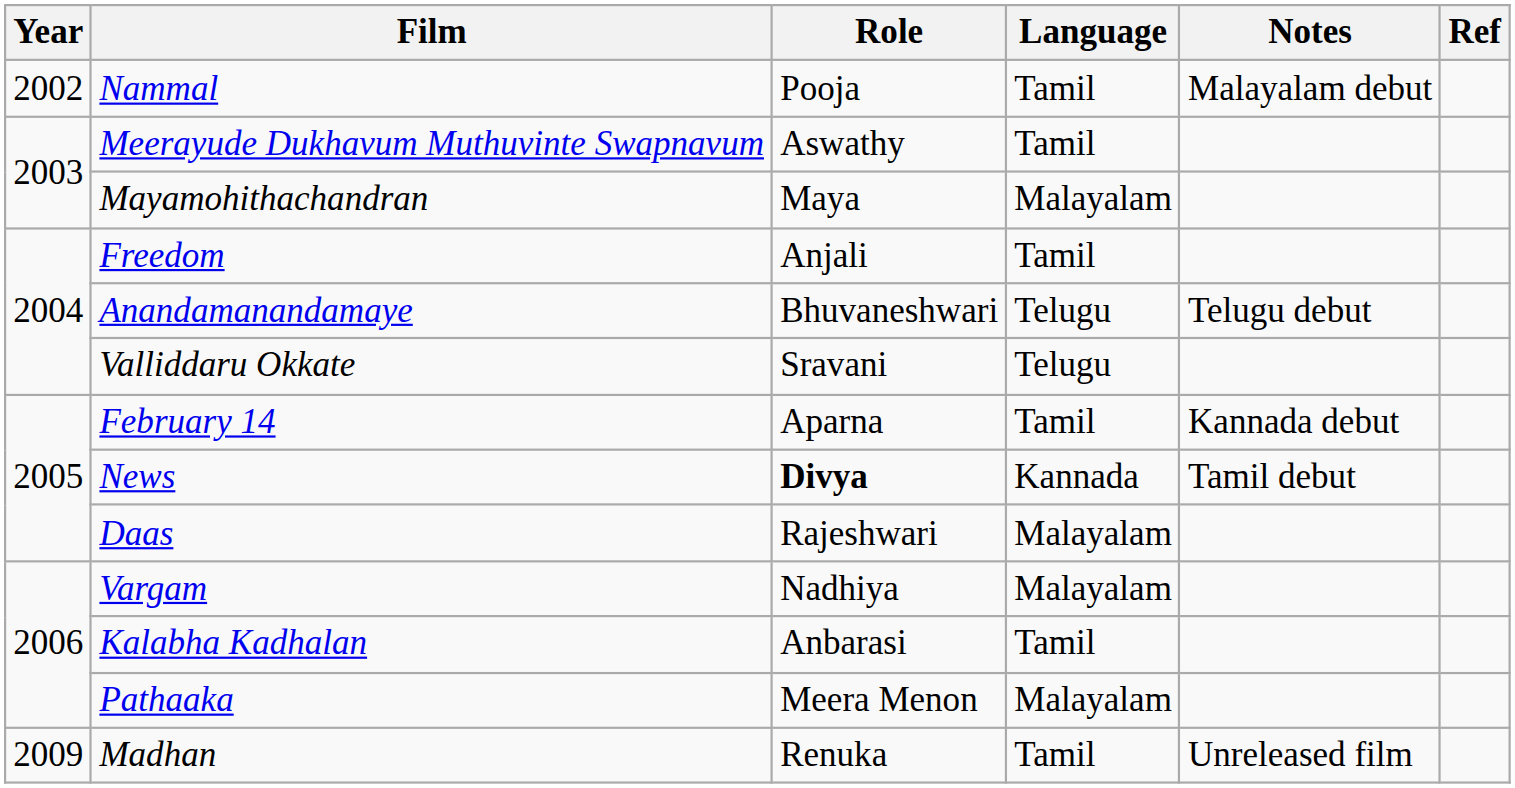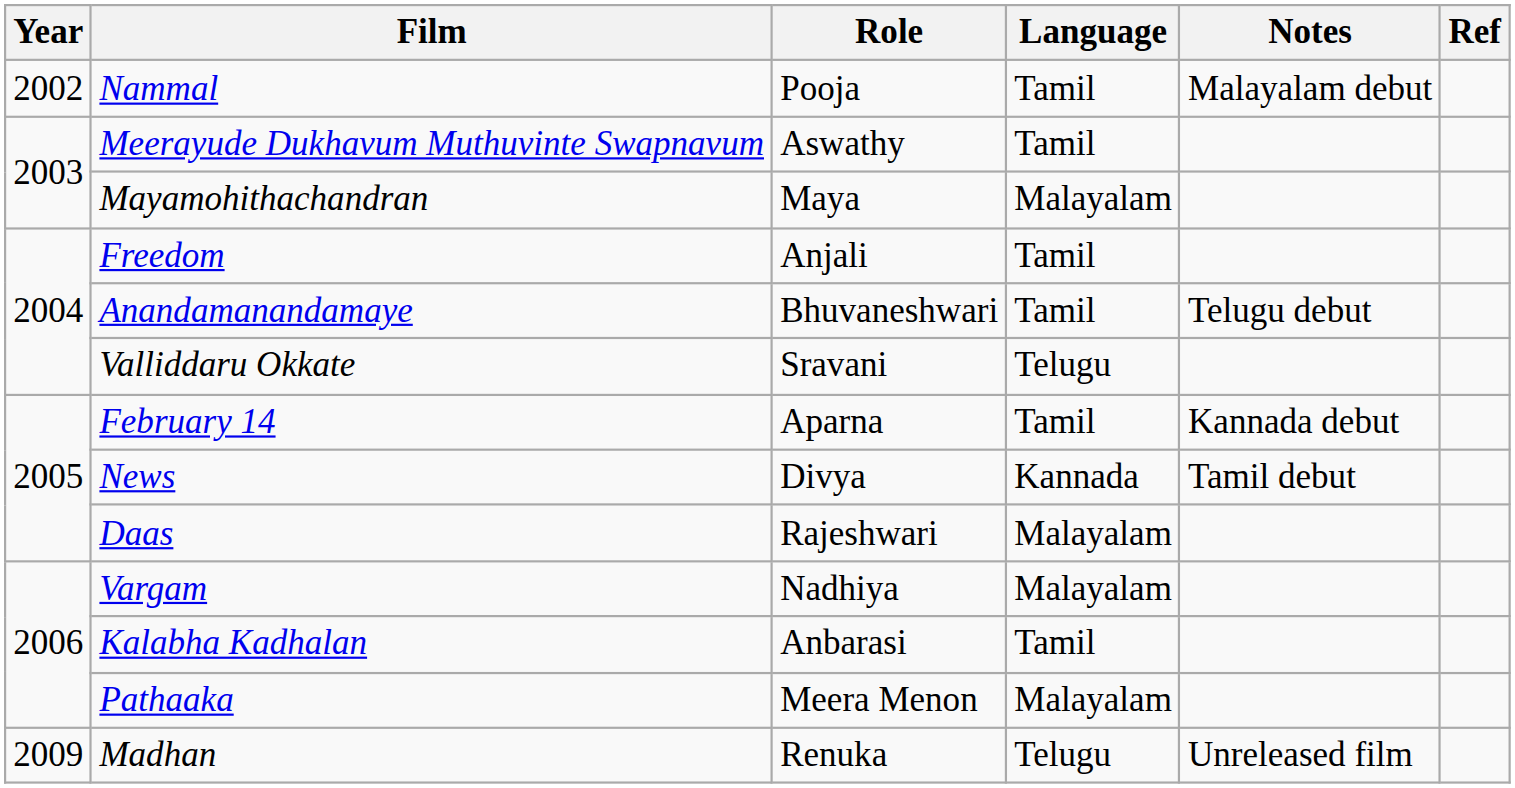(1063, 310) Telugu -> (1055, 310) Tamil
(824, 476) bold -> (823, 476) normal
(1055, 754) Tamil -> (1063, 754) Telugu
